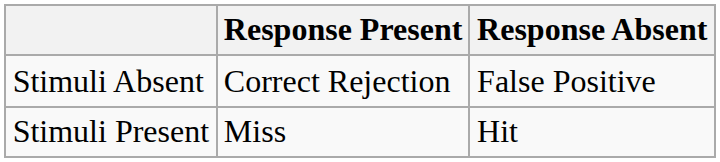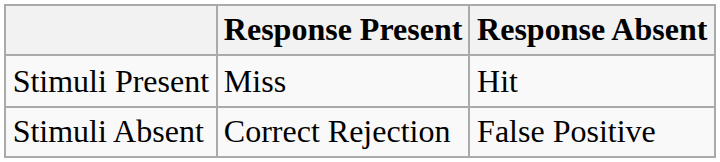rows swapped: (111, 131) <-> (108, 80)
